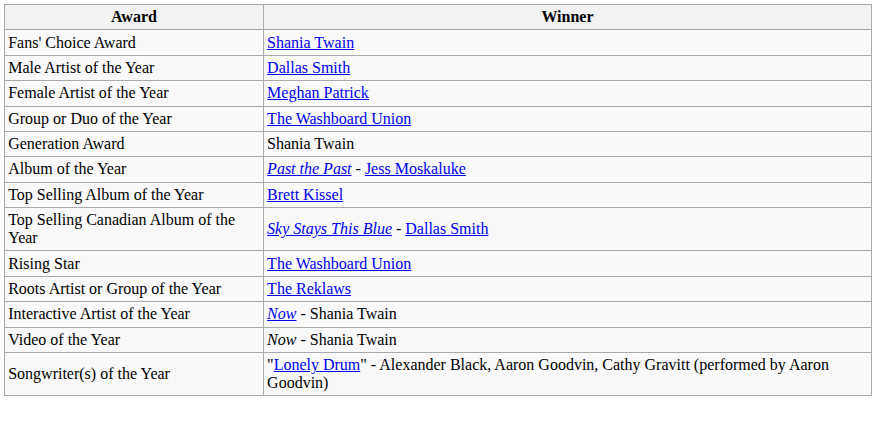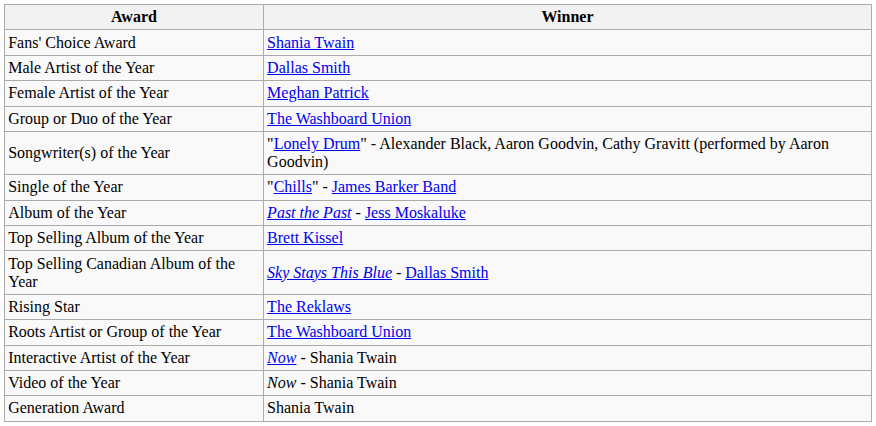rows swapped: (89, 374) <-> (66, 144)
+ row: (66, 187)
(339, 263) The Washboard Union -> (309, 306) The Reklaws
(309, 288) The Reklaws -> (339, 332) The Washboard Union
